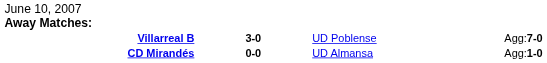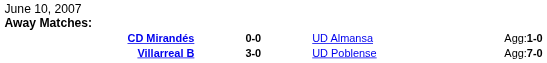rows swapped: (161, 53) <-> (166, 39)
